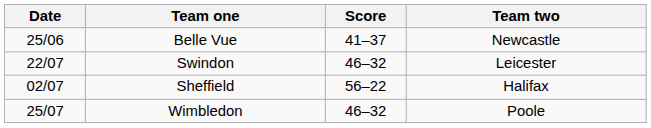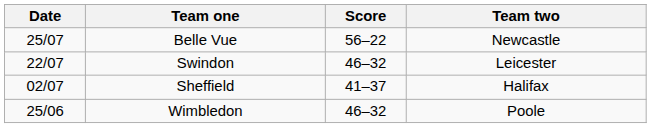(45, 39) 25/06 -> (45, 39) 25/07
(366, 39) 41–37 -> (366, 39) 56–22
(366, 87) 56–22 -> (366, 87) 41–37
(45, 110) 25/07 -> (45, 110) 25/06
